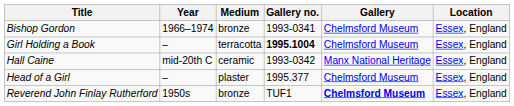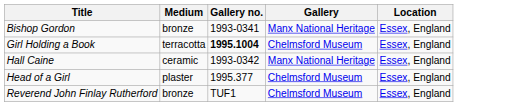- column: (188, 12)
(371, 28) Chelmsford Museum -> (321, 28) Manx National Heritage
(374, 93) bold -> (315, 93) normal
